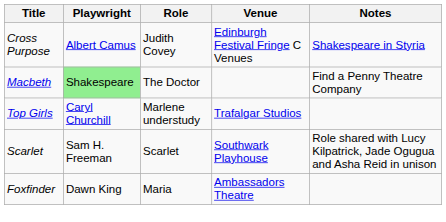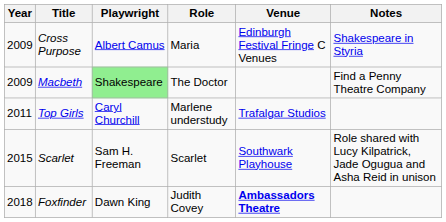+ column: (20, 13)
(159, 44) Judith Covey -> (185, 44) Maria
(157, 189) Maria -> (187, 202) Judith Covey
(249, 189) normal -> (277, 202) bold
